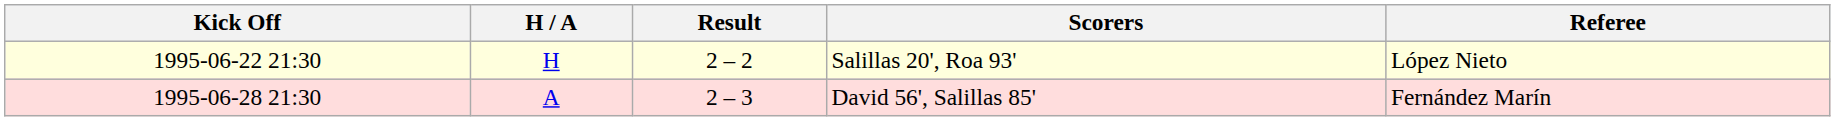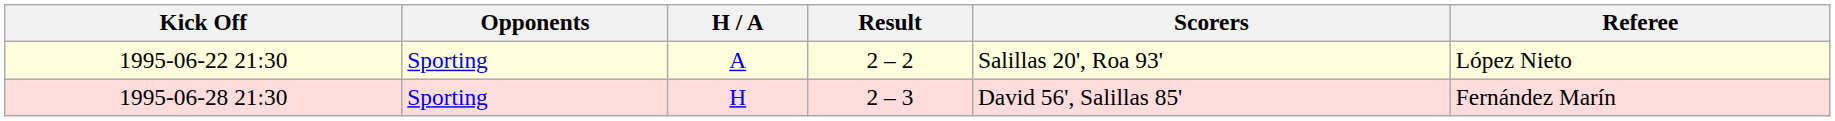+ column: (535, 23)
(551, 60) H -> (738, 60) A
(551, 97) A -> (738, 97) H
